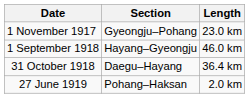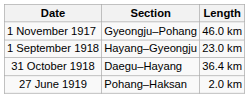(222, 31) 23.0 km -> (222, 31) 46.0 km
(222, 48) 46.0 km -> (222, 48) 23.0 km
